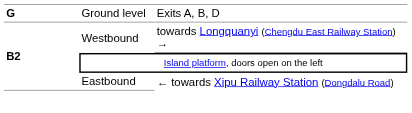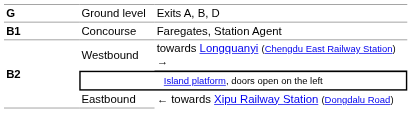+ row: (109, 31)
